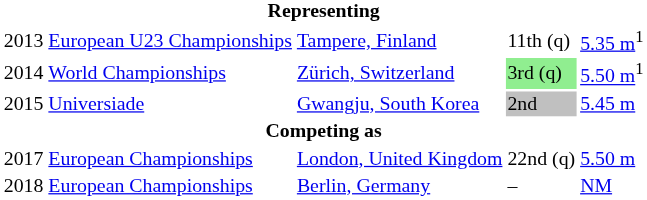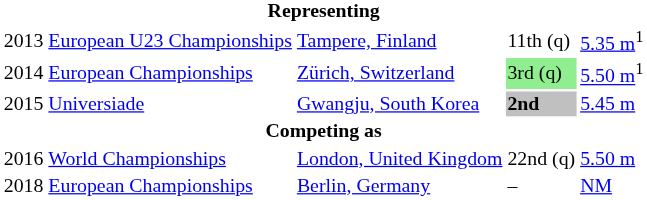(137, 73) World Championships -> (151, 73) European Championships
(522, 103) normal -> (523, 103) bold
(24, 157) 2017 -> (24, 157) 2016
(151, 157) European Championships -> (137, 157) World Championships
